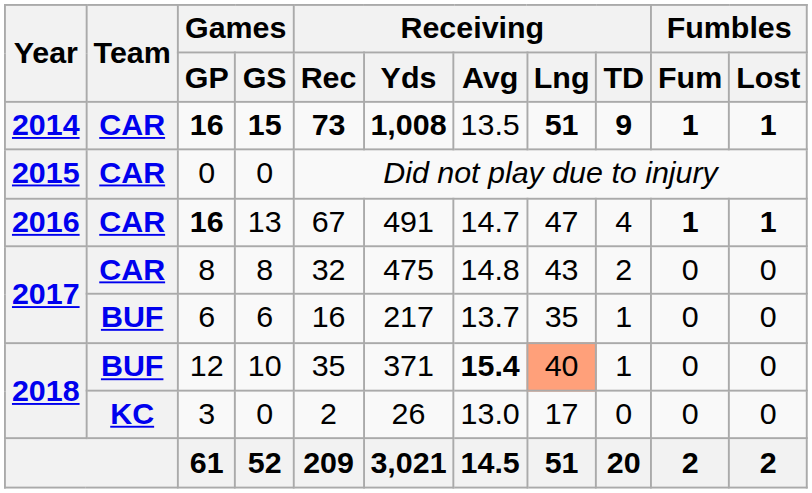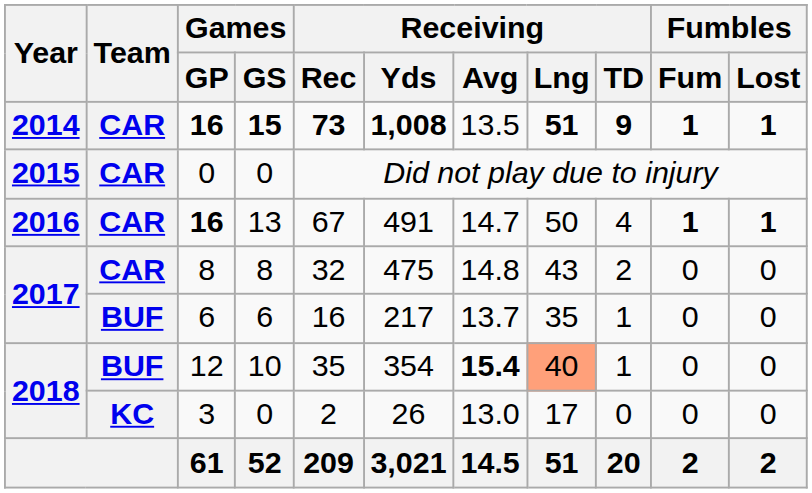(562, 221) 47 -> (562, 221) 50
(409, 366) 371 -> (409, 366) 354
